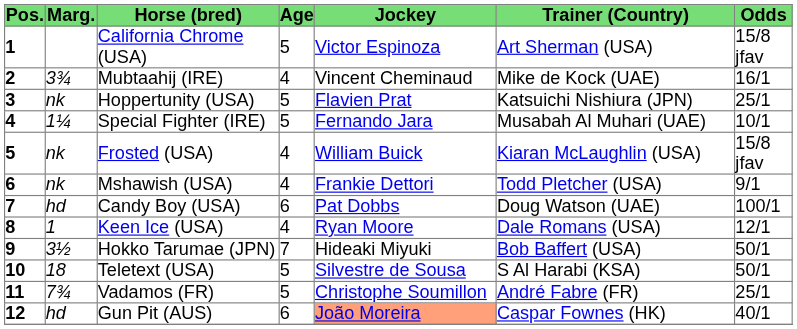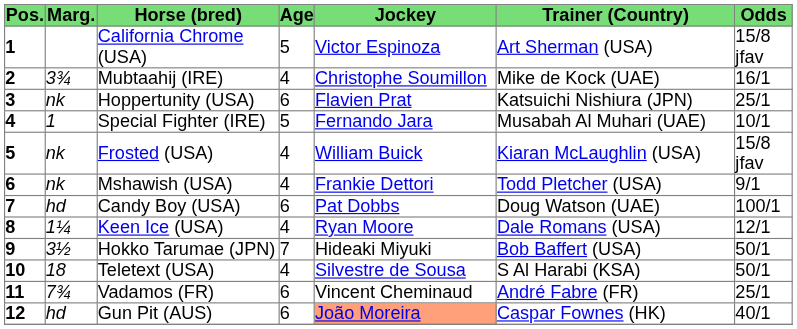(394, 78) Vincent Cheminaud -> (401, 78) Christophe Soumillon
(285, 99) 5 -> (285, 99) 6
(58, 121) 1¼ -> (51, 121) 1
(51, 227) 1 -> (58, 227) 1¼
(285, 270) 5 -> (285, 270) 4
(285, 292) 5 -> (285, 292) 6
(401, 292) Christophe Soumillon -> (394, 292) Vincent Cheminaud
